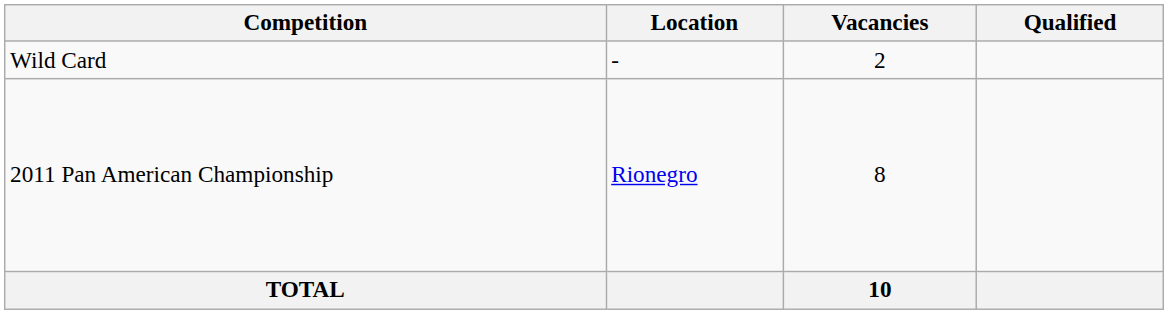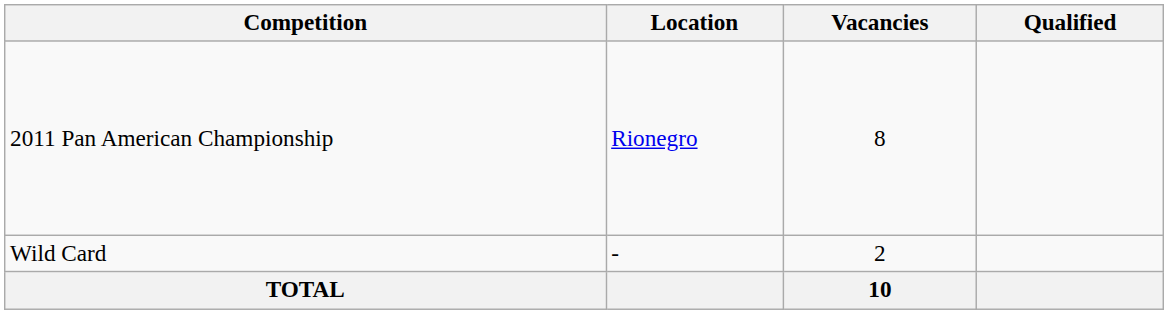rows swapped: (172, 174) <-> (58, 59)
